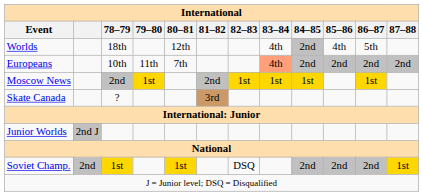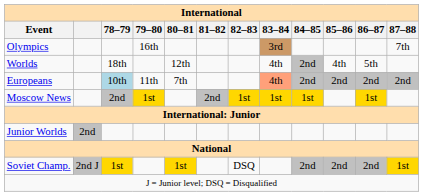+ row: (28, 47)
(117, 64) no background -> (117, 81) lightblue background
- row: (36, 98)
(87, 132) 2nd J -> (87, 132) 2nd
(87, 166) 2nd -> (87, 166) 2nd J
